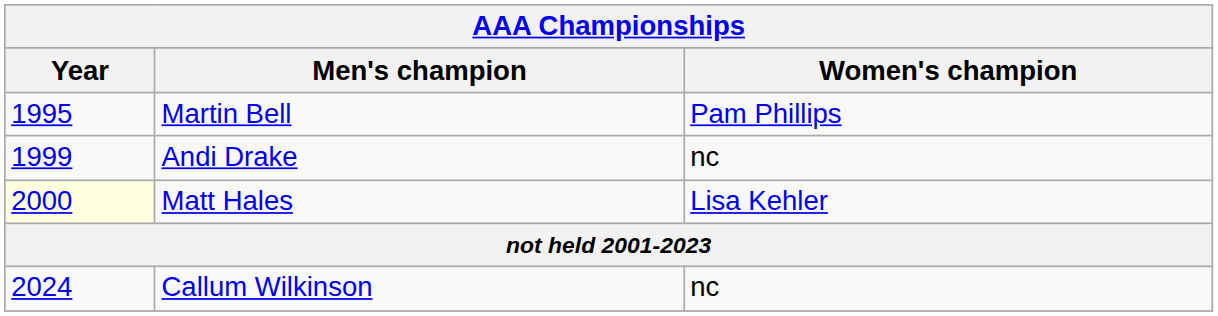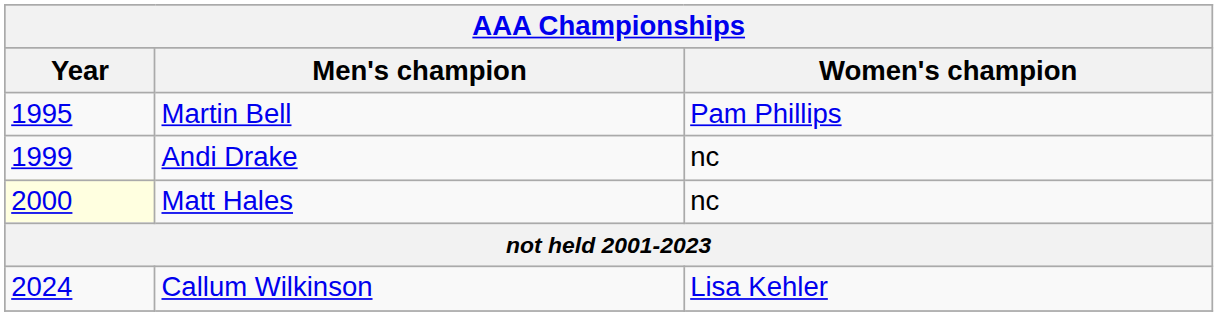(759, 200) Lisa Kehler -> (705, 200) nc
(705, 288) nc -> (759, 288) Lisa Kehler
